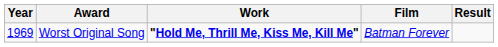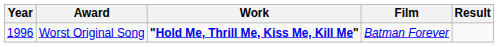(20, 32) 1969 -> (20, 32) 1996
